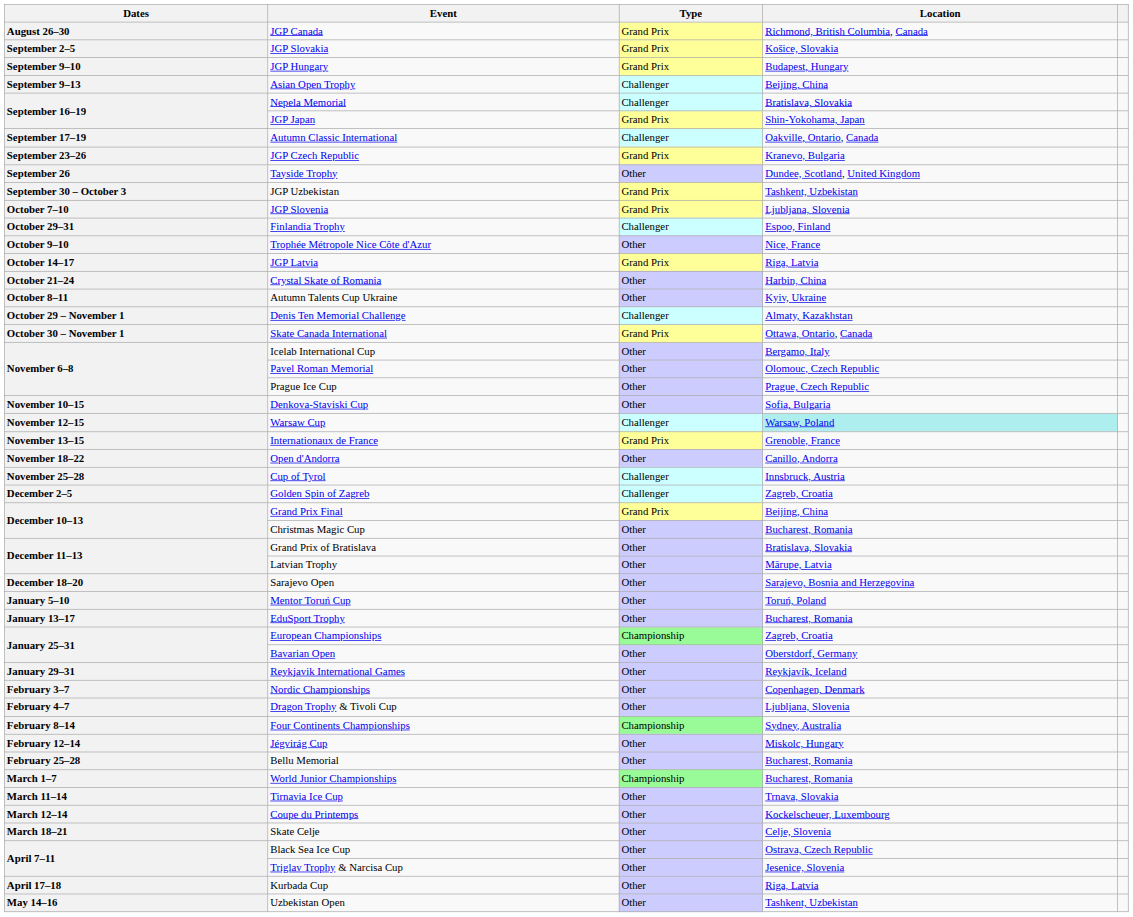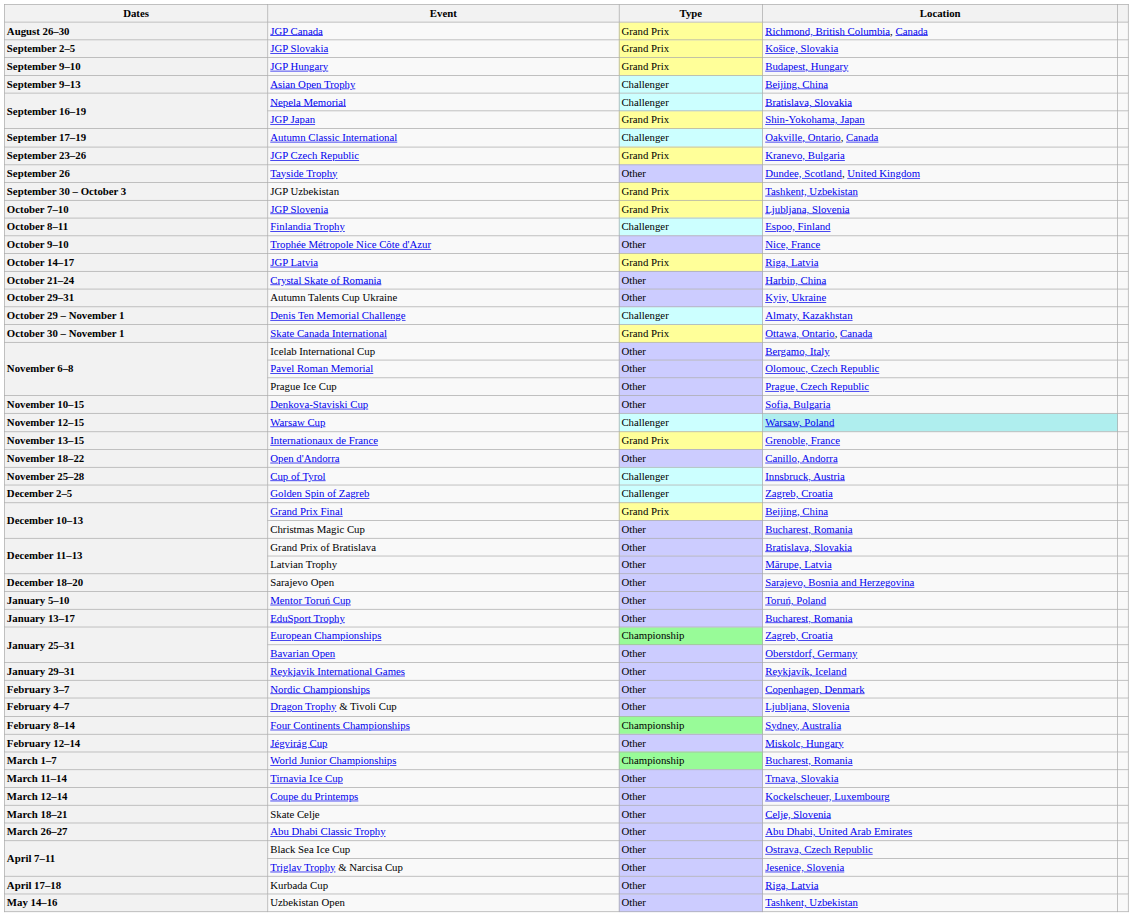(40, 227) October 29–31 -> (37, 227) October 8–11
(37, 298) October 8–11 -> (40, 298) October 29–31
- row: (305, 760)
+ row: (328, 832)
